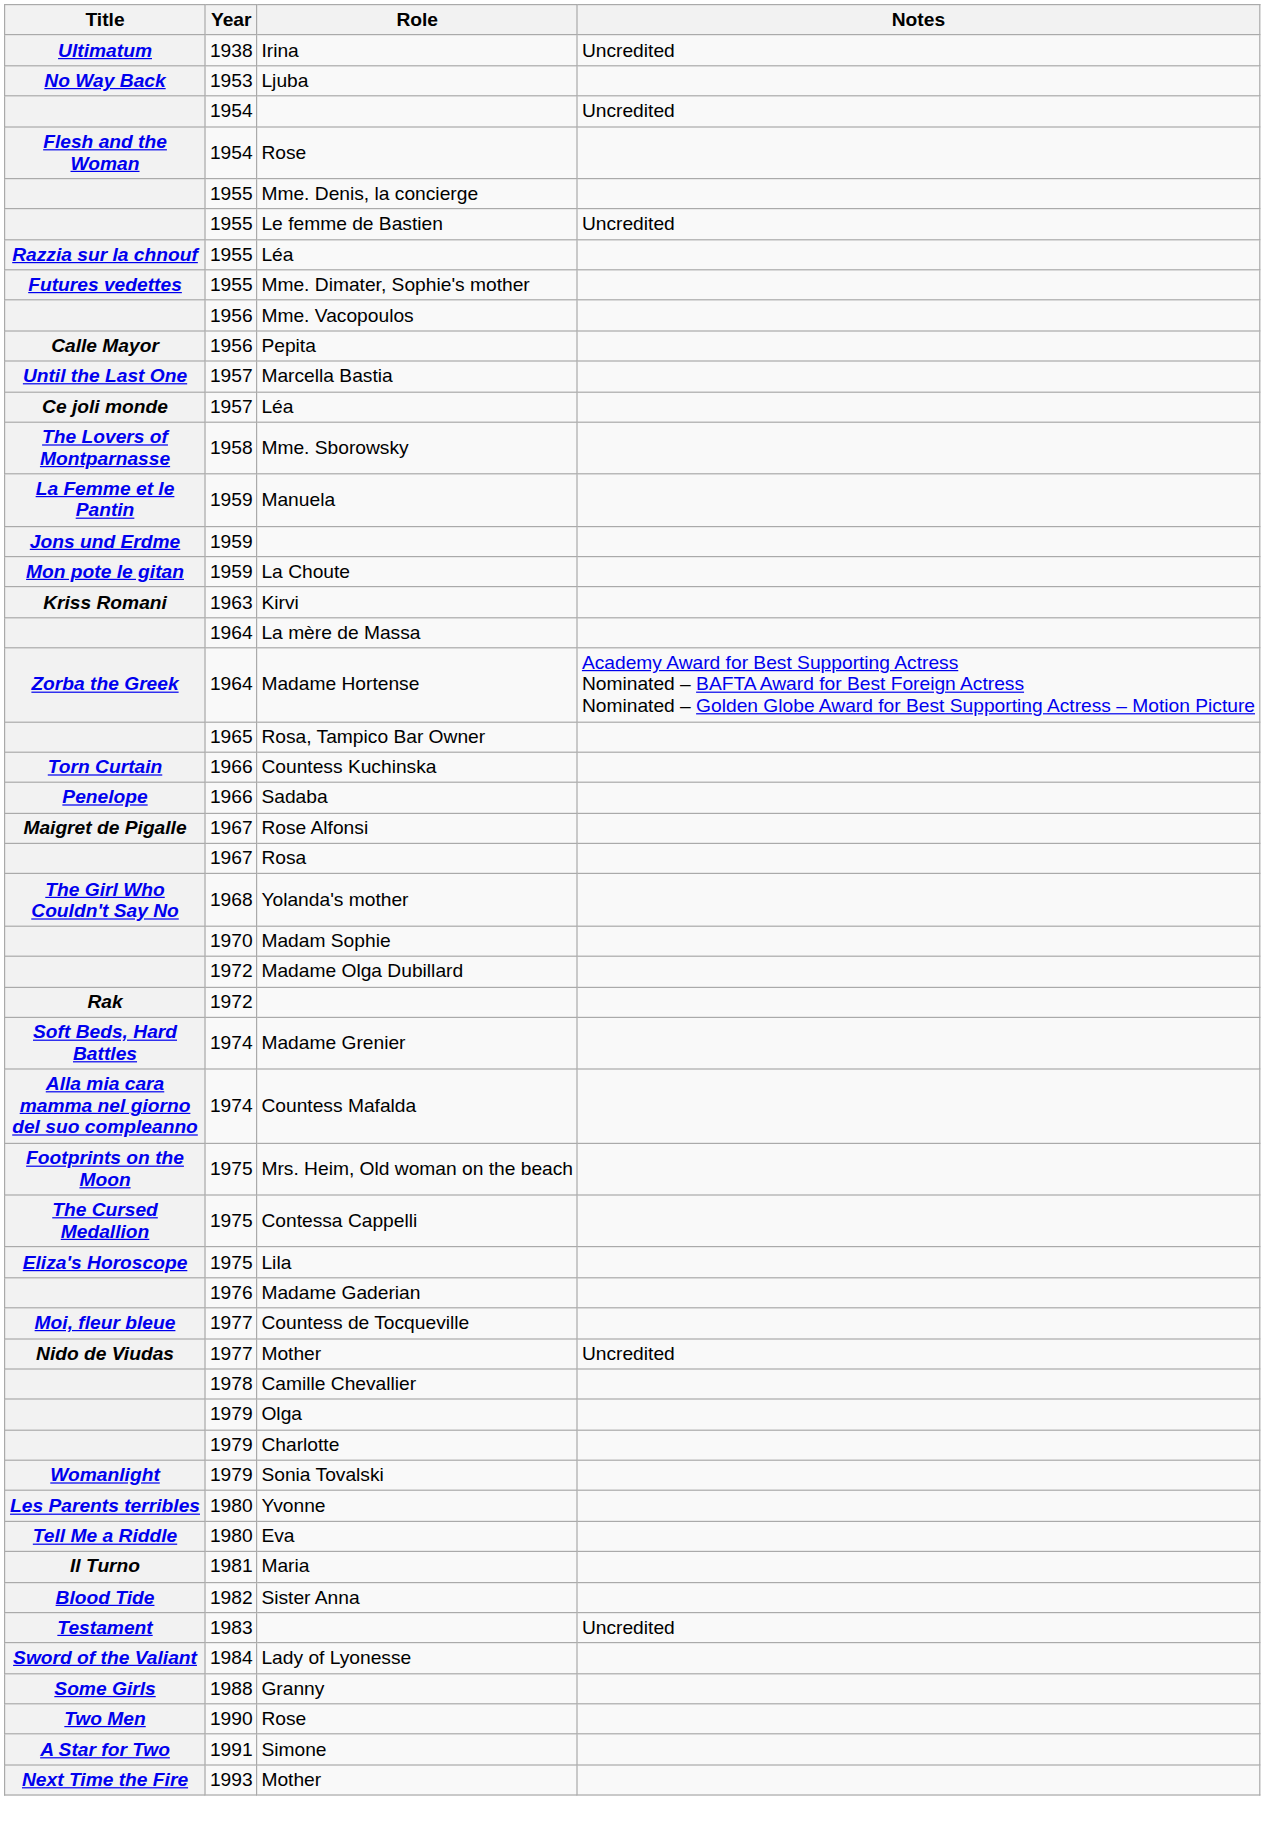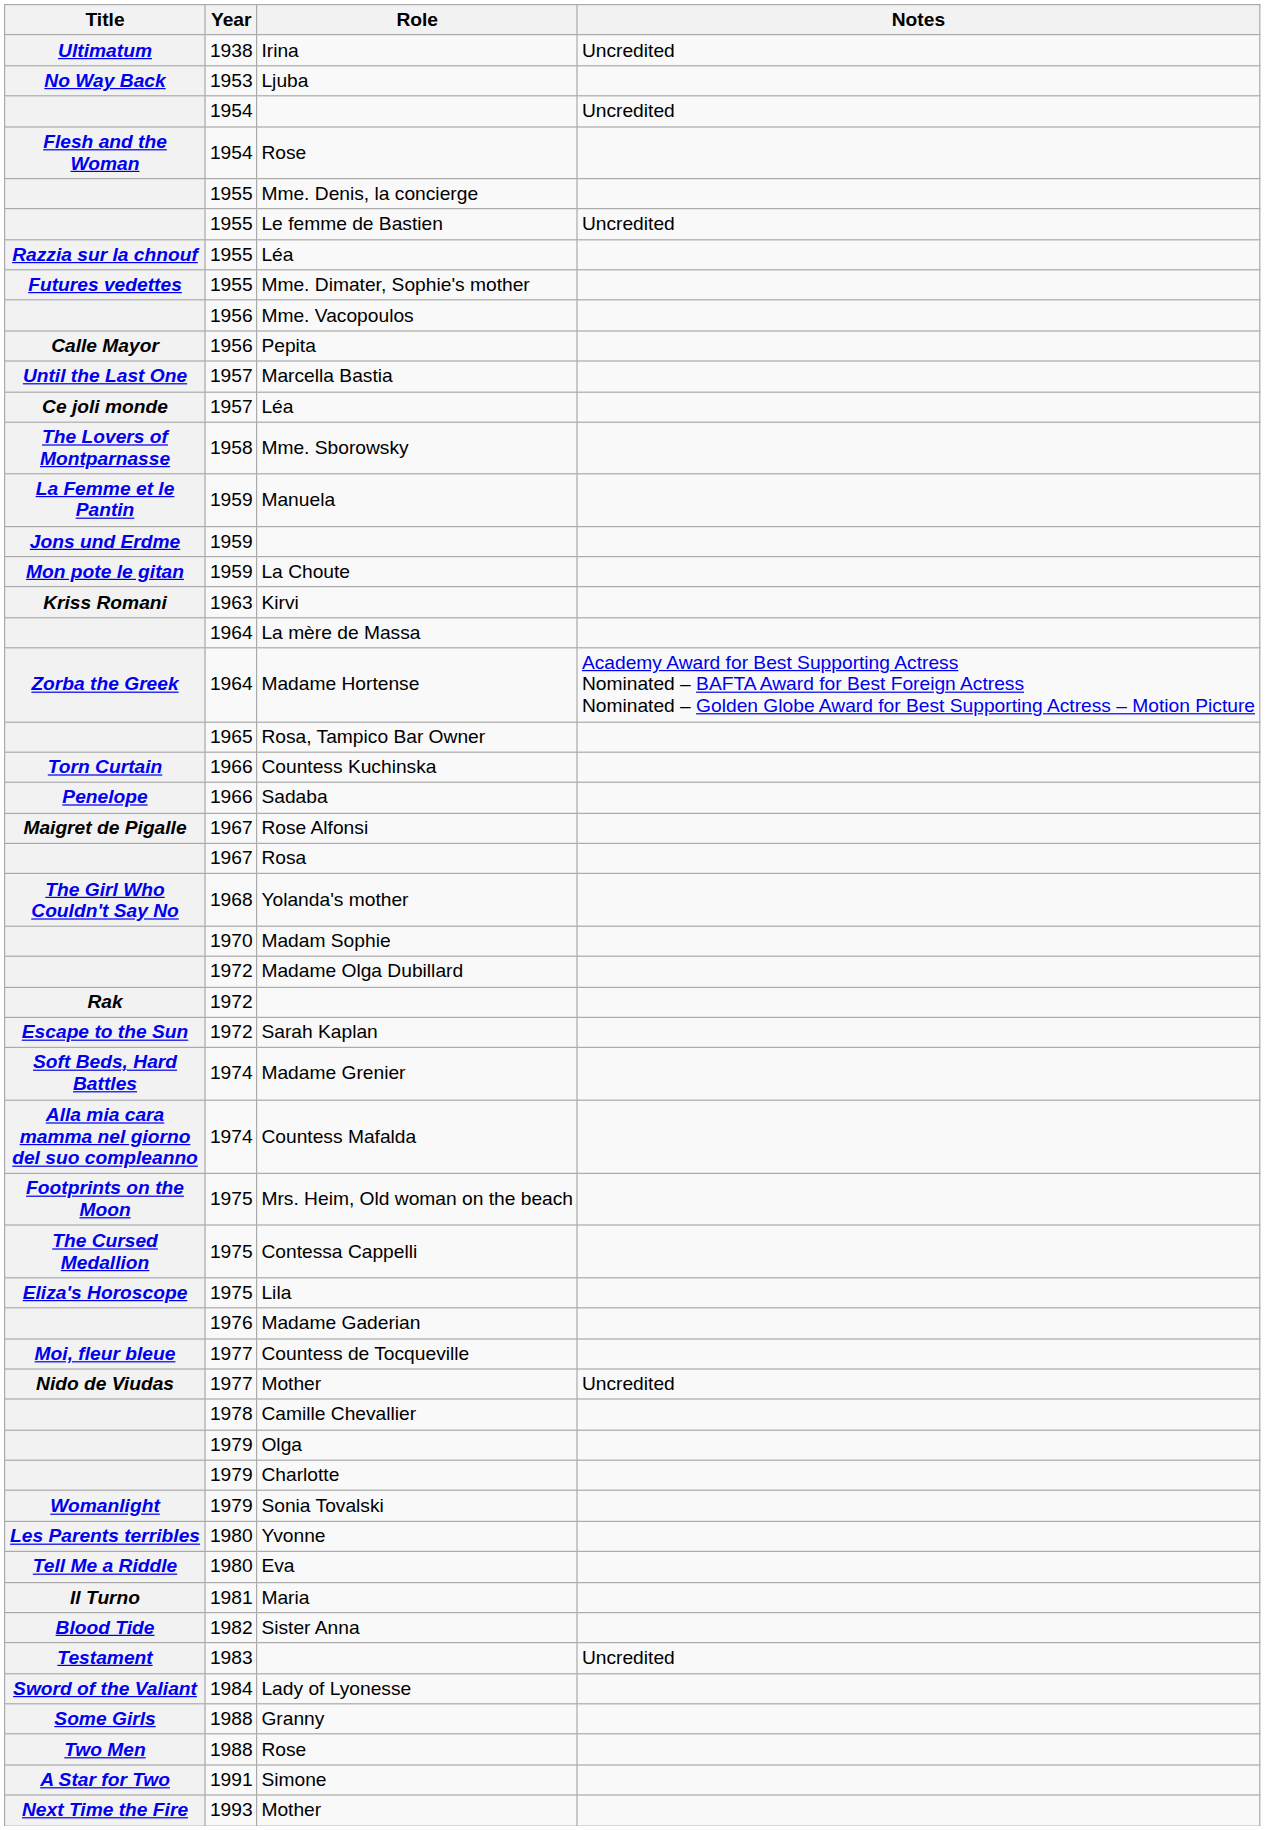+ row: (105, 1032)
(231, 1718) 1990 -> (231, 1749) 1988
